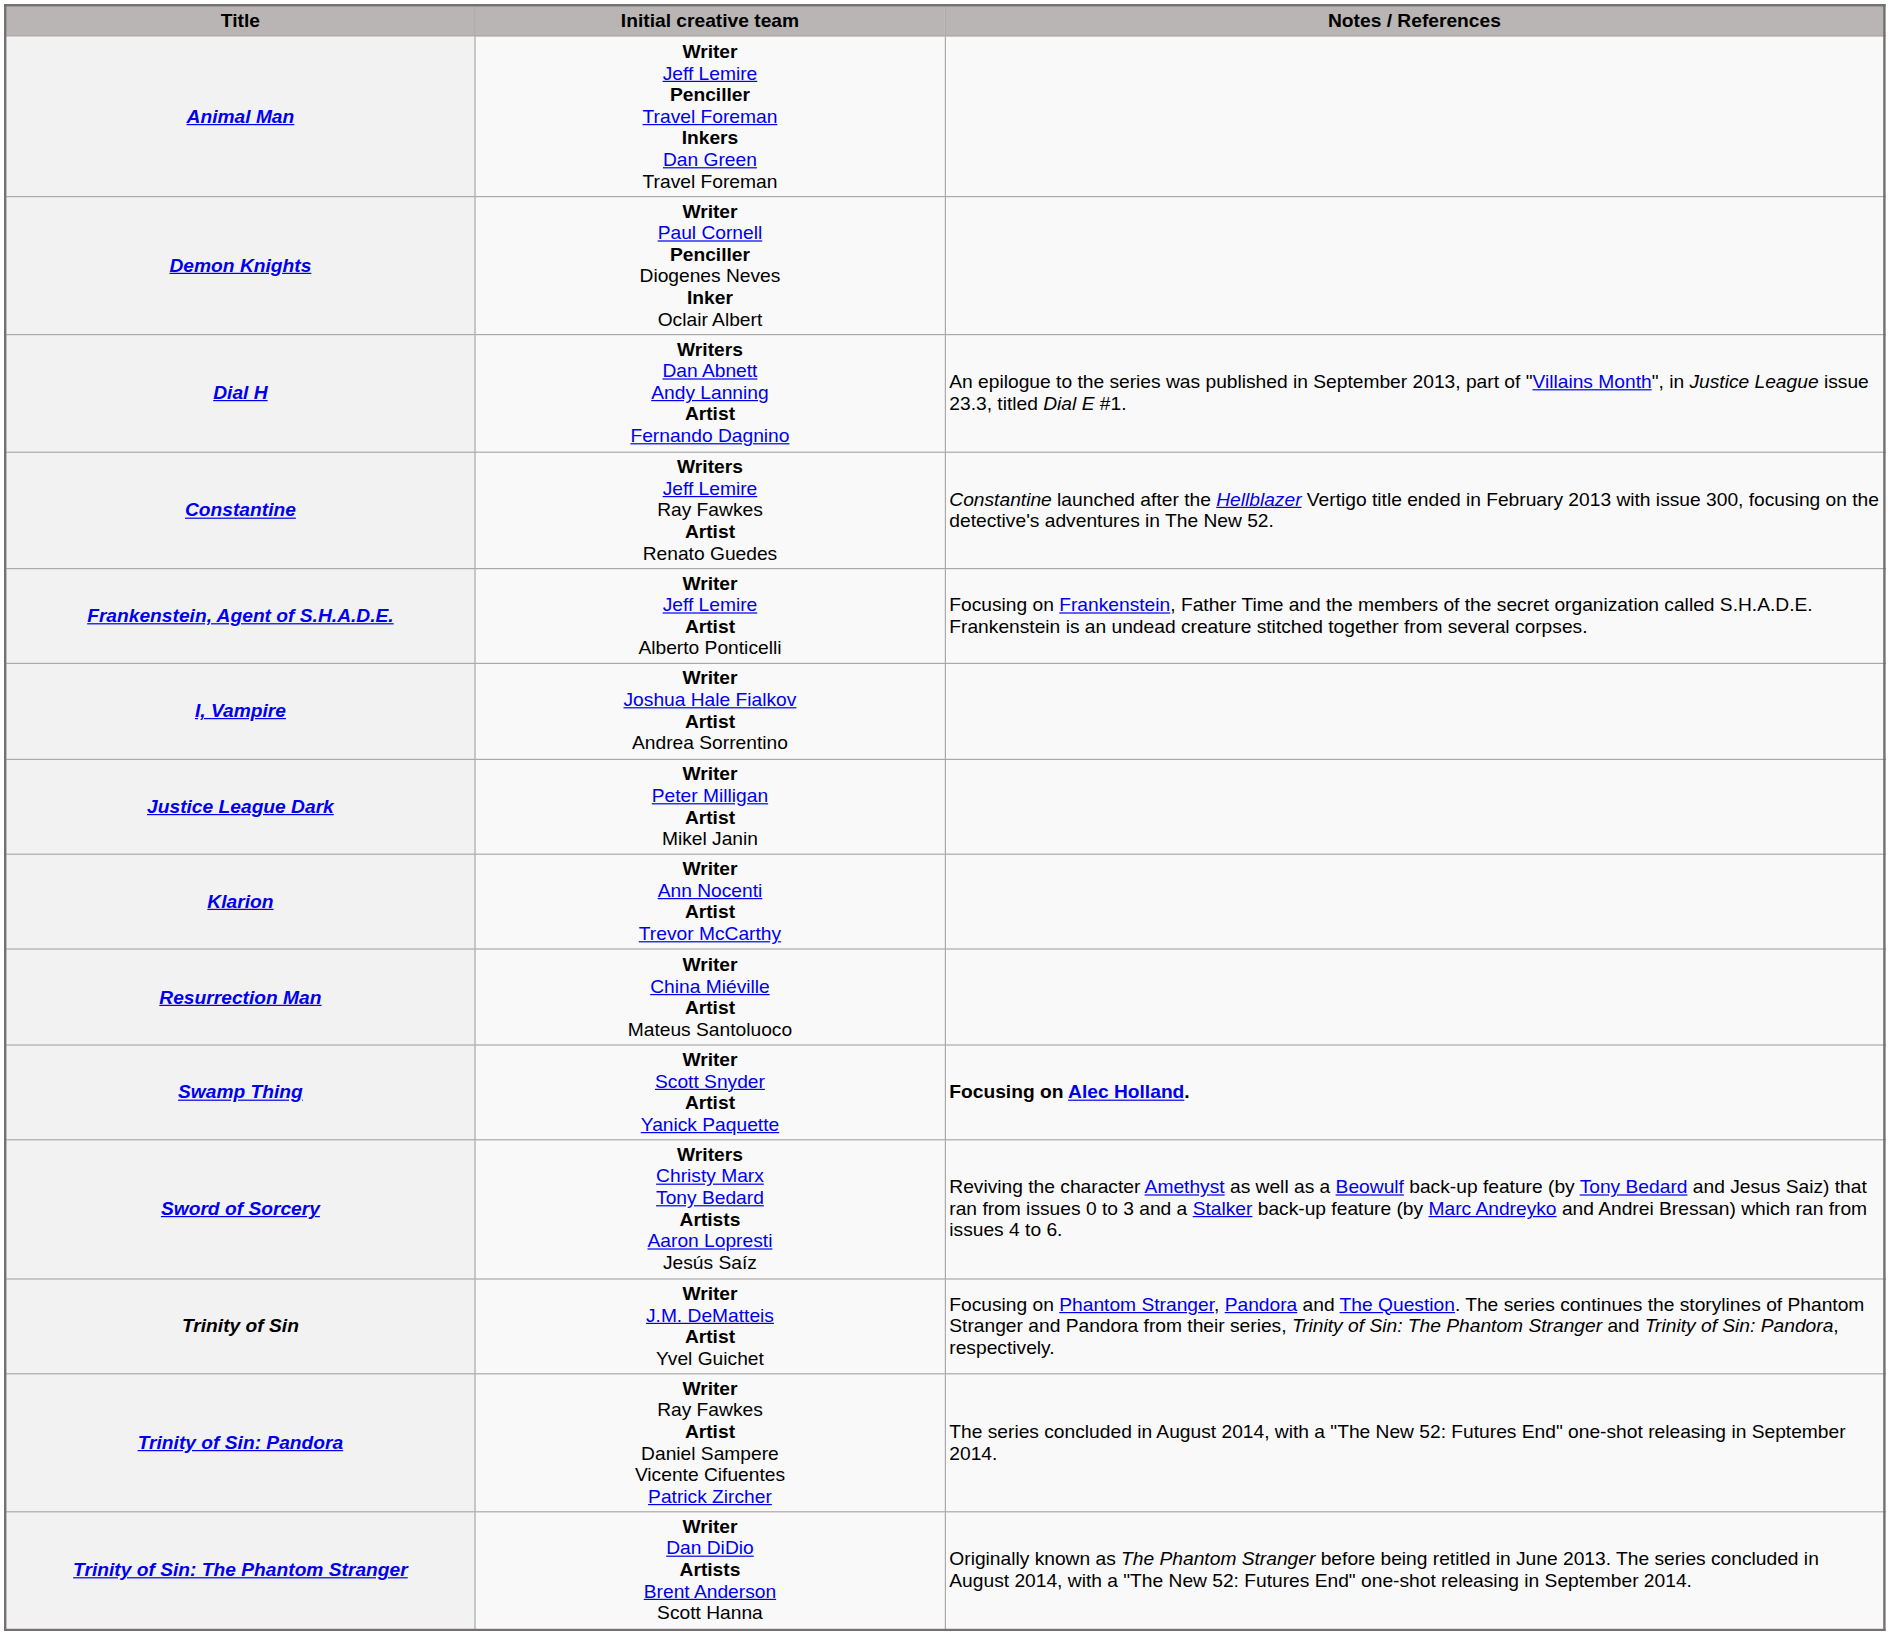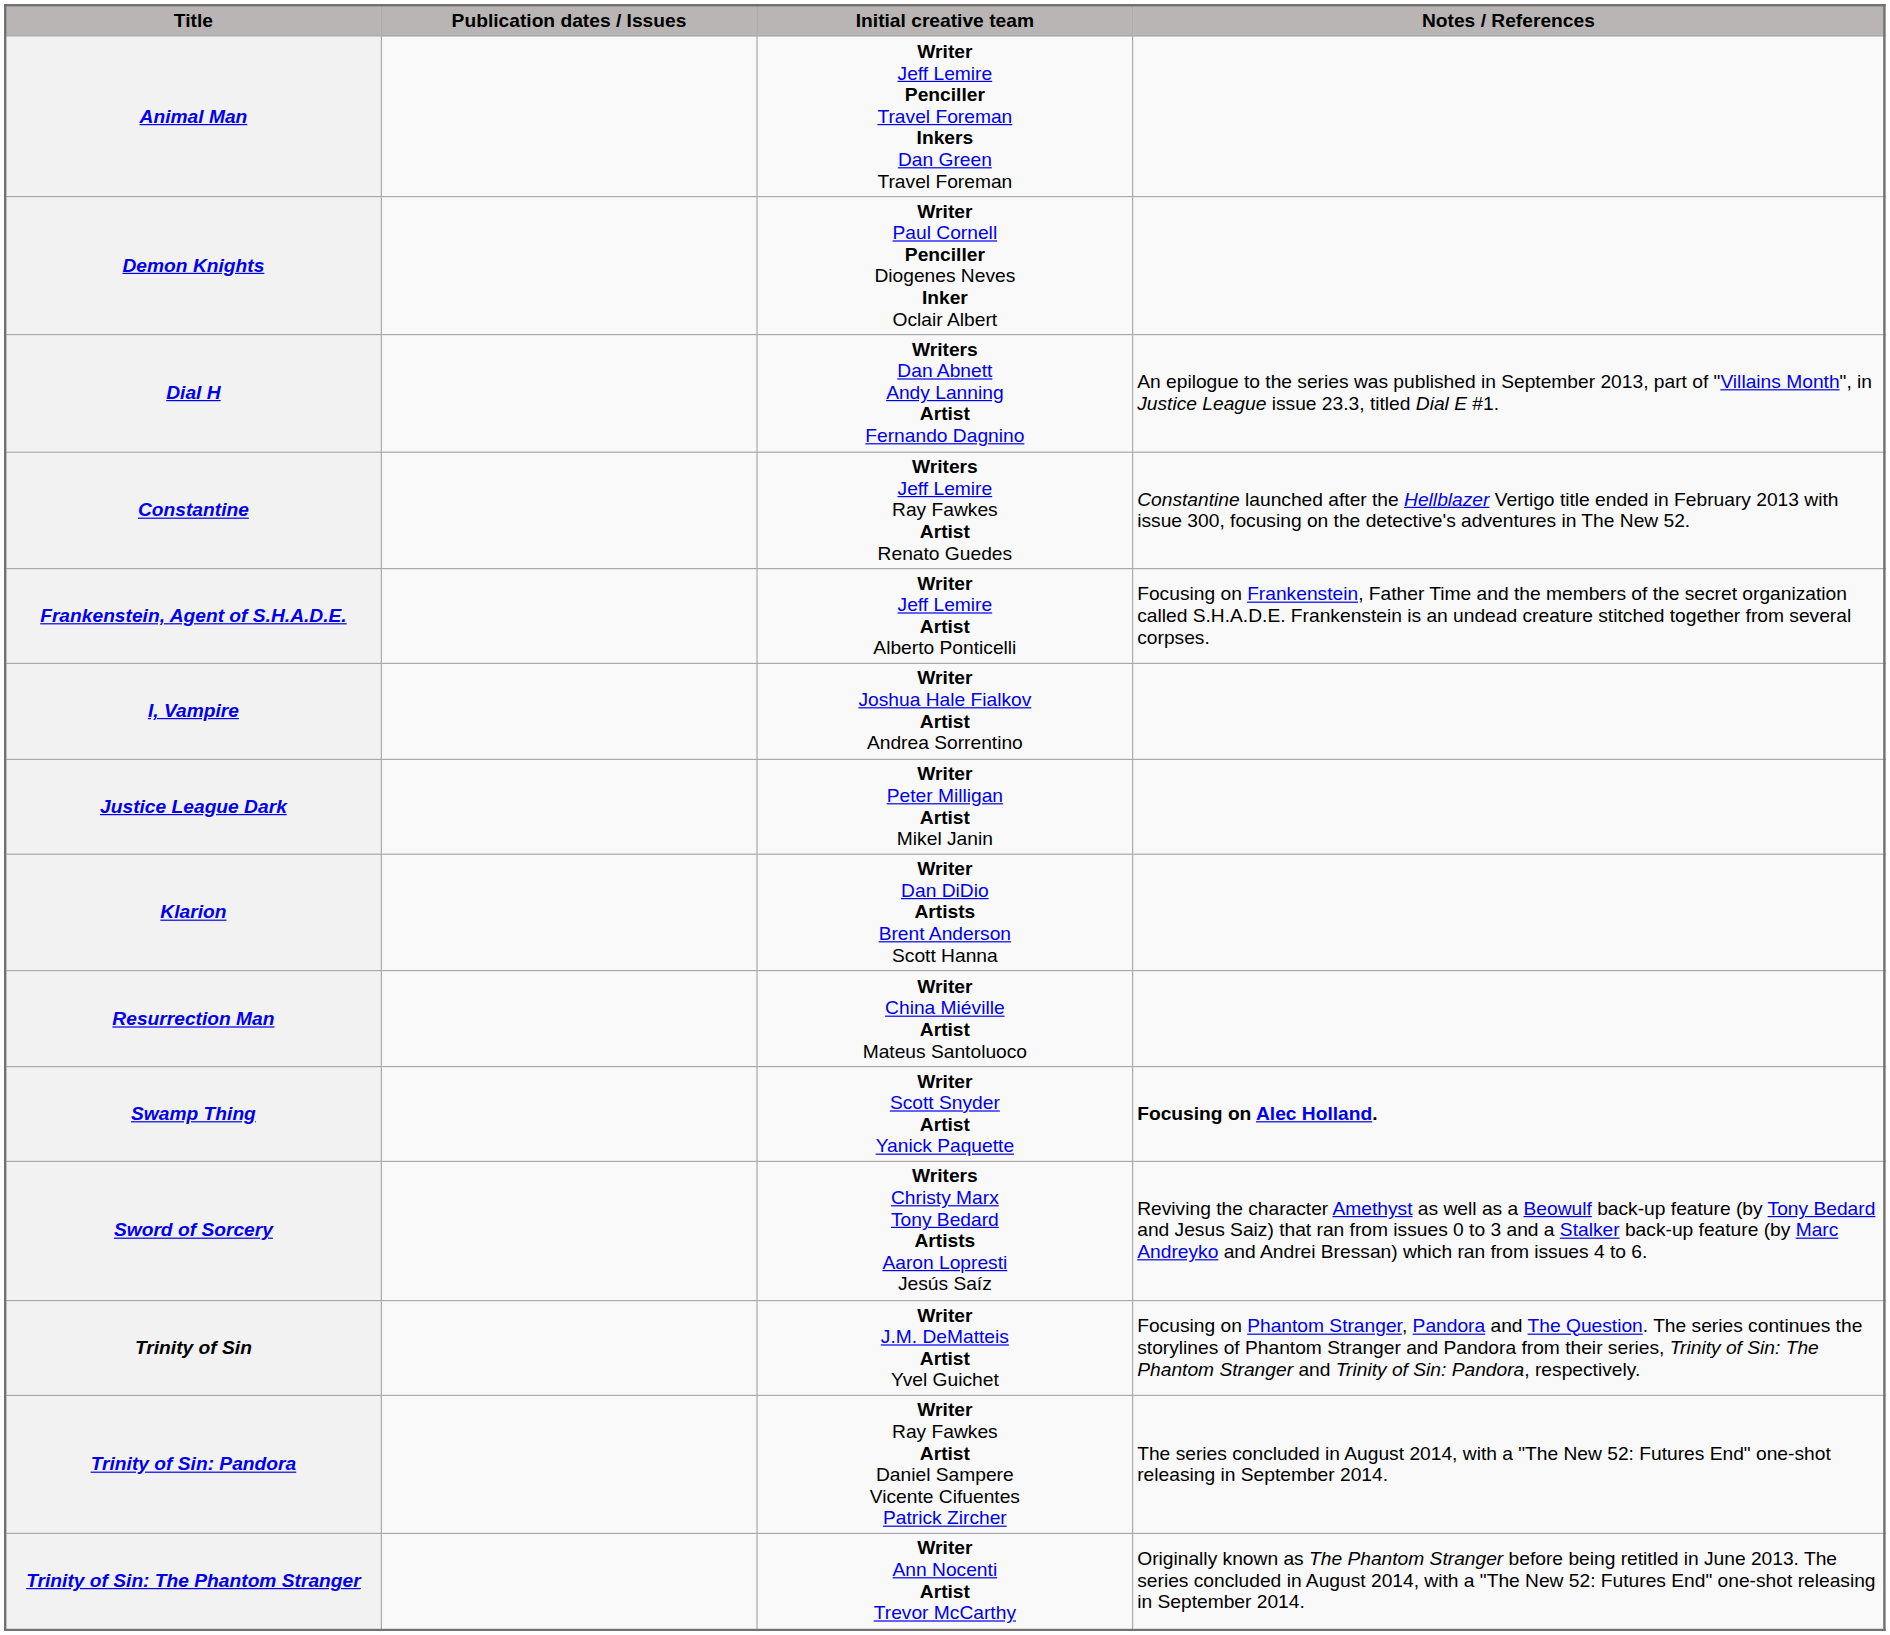+ column: (569, 20)
(710, 901) Writer Ann Nocenti Artist Trevor McCarthy -> (945, 912) Writer Dan DiDio Artists Brent Anderson Scott Hanna
(710, 1570) Writer Dan DiDio Artists Brent Anderson Scott Hanna -> (945, 1581) Writer Ann Nocenti Artist Trevor McCarthy
